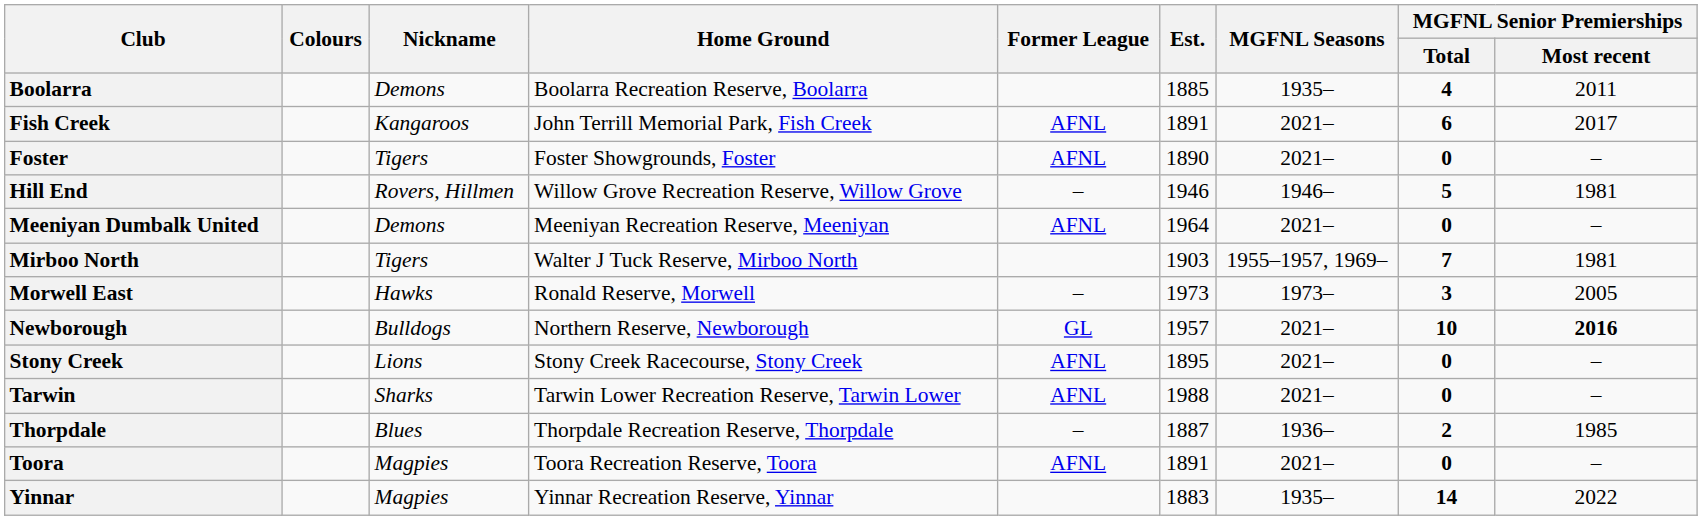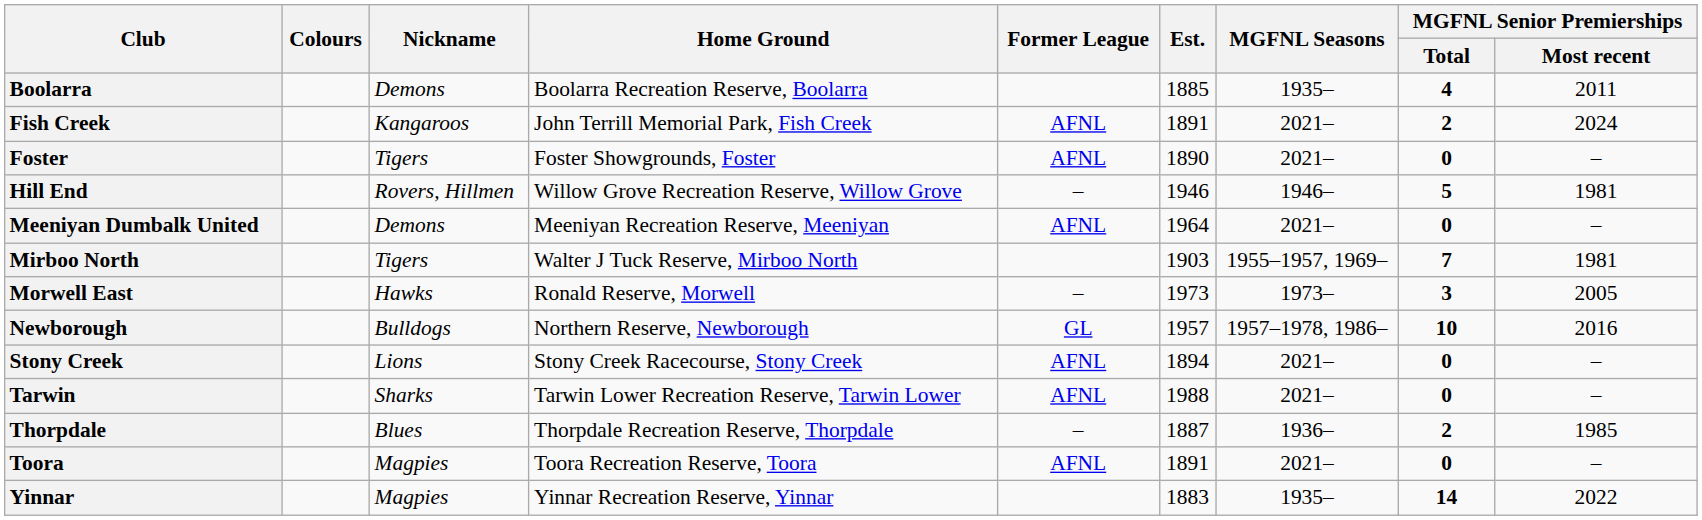(1447, 123) 6 -> (1447, 123) 2
(1596, 123) 2017 -> (1596, 123) 2024
(1307, 327) 2021– -> (1307, 327) 1957–1978, 1986–
(1596, 327) bold -> (1596, 327) normal
(1188, 361) 1895 -> (1188, 361) 1894
